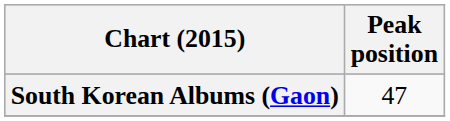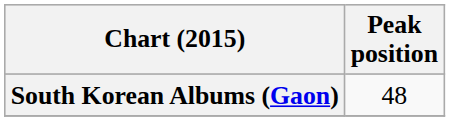(394, 94) 47 -> (394, 94) 48
